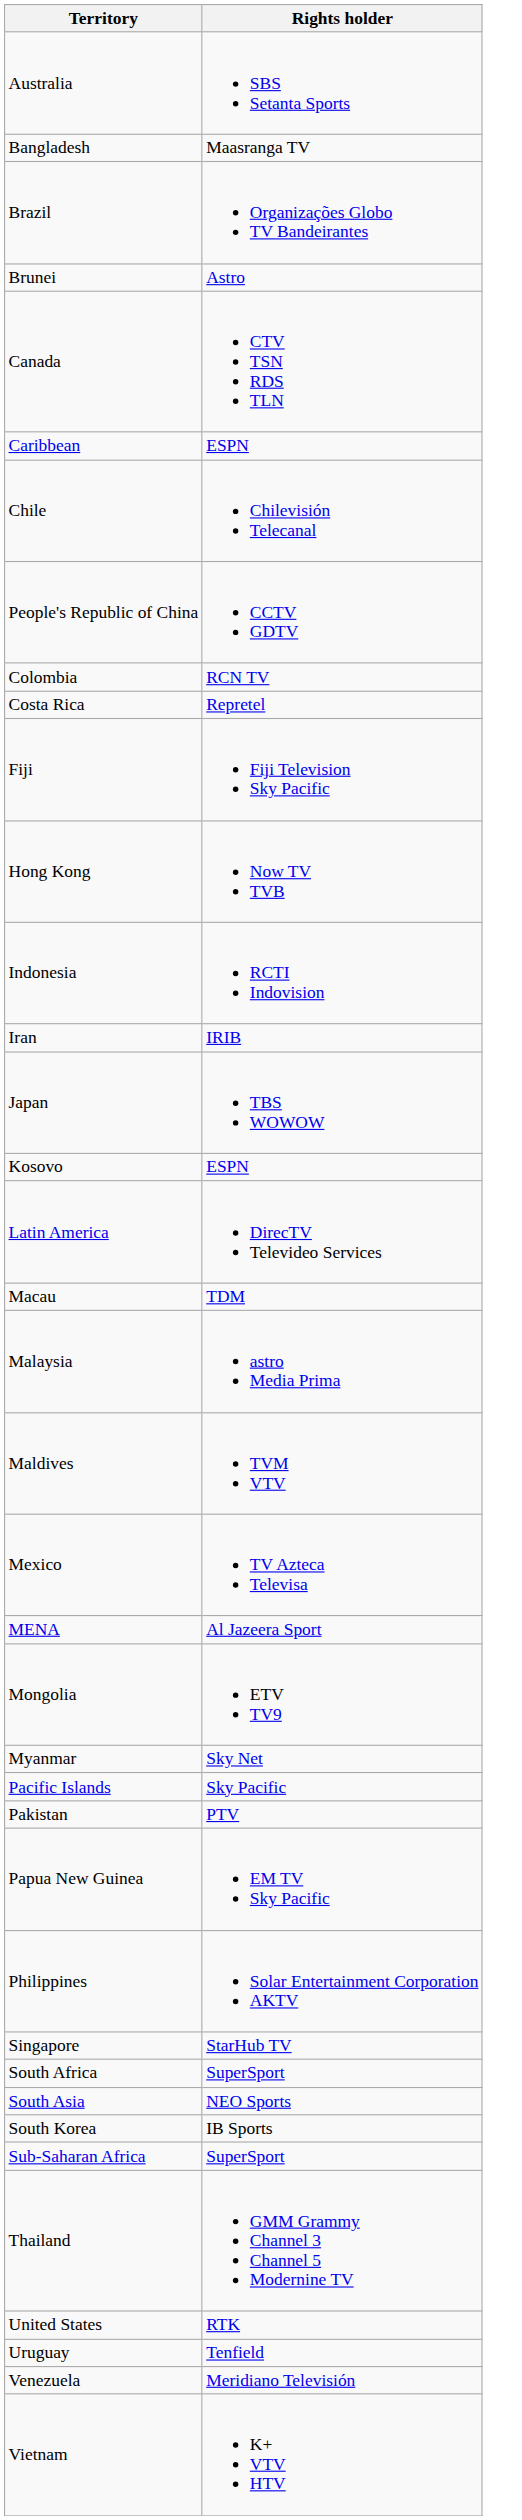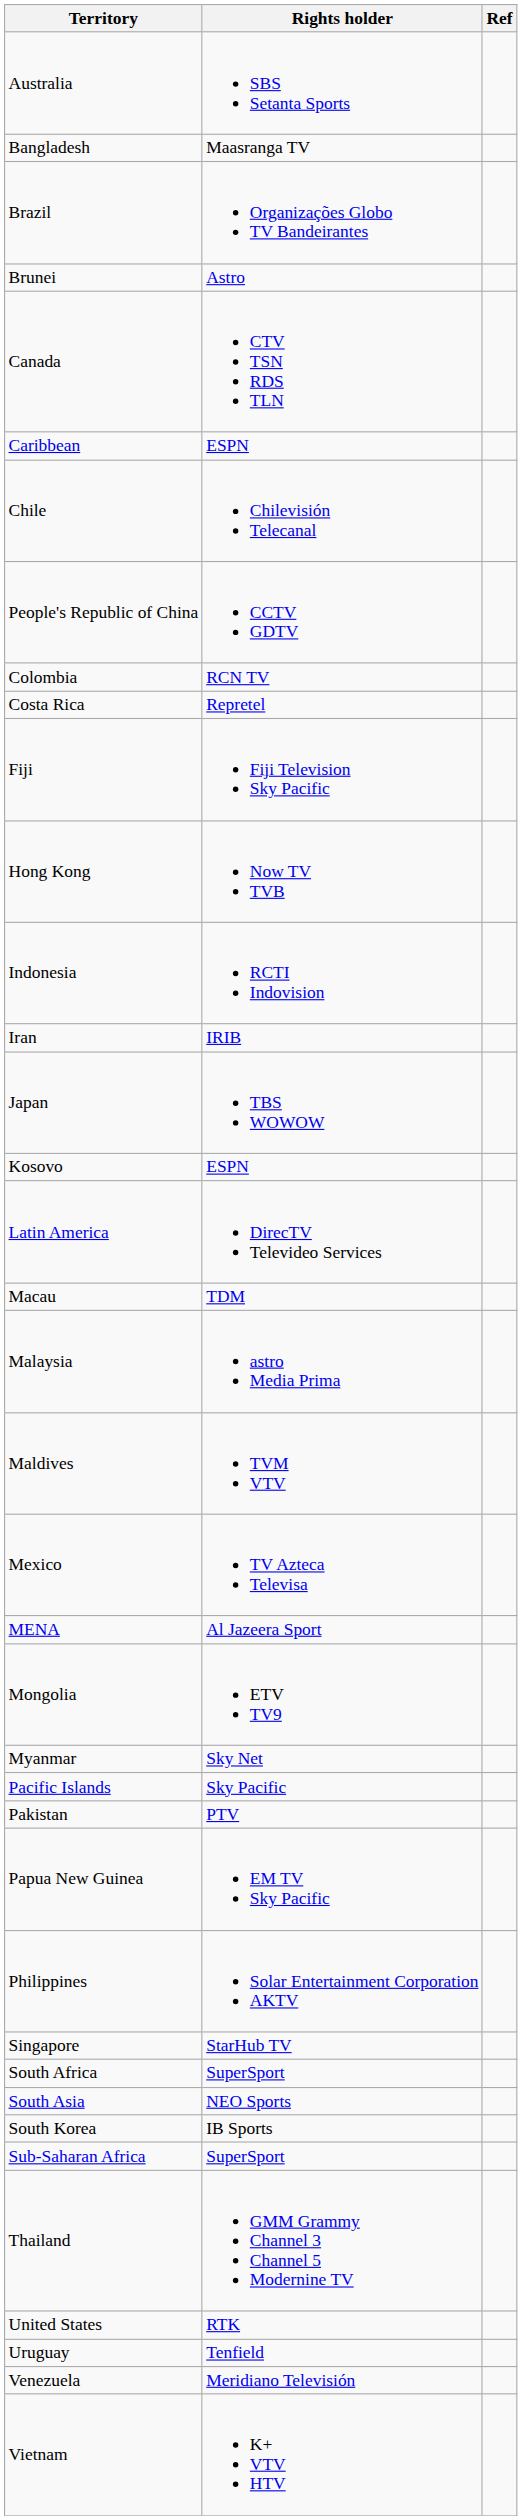+ column: (500, 18)
